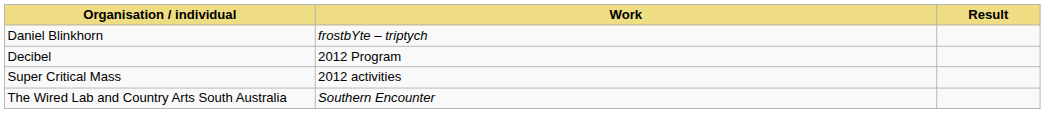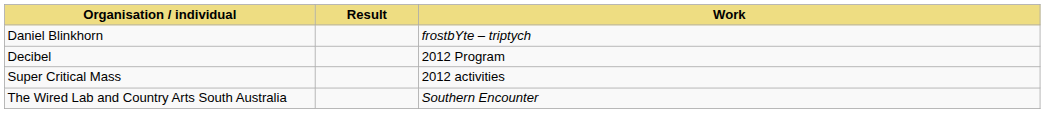columns swapped: (626, 14) <-> (988, 14)
